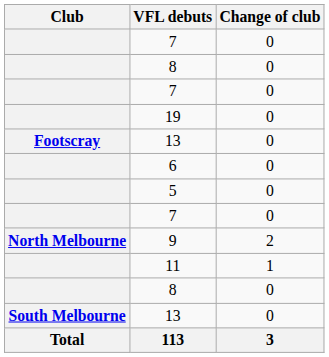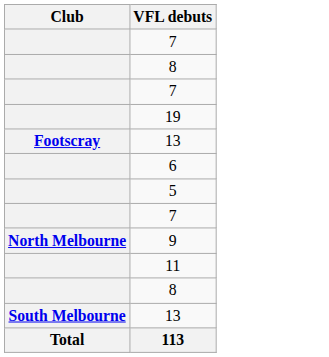- column: (270, 16)
